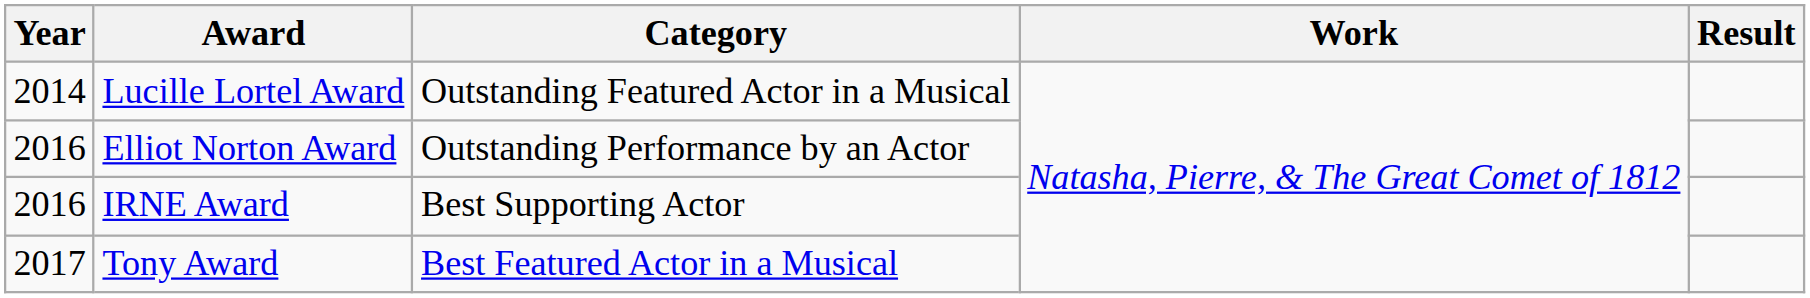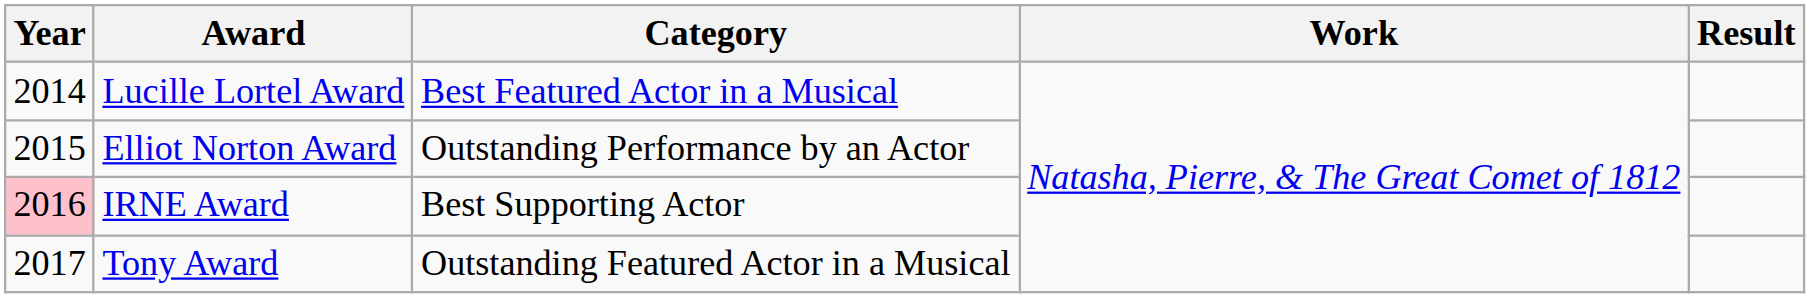(716, 90) Outstanding Featured Actor in a Musical -> (660, 90) Best Featured Actor in a Musical
(50, 147) 2016 -> (50, 147) 2015
(50, 205) no background -> (50, 205) pink background
(660, 262) Best Featured Actor in a Musical -> (716, 262) Outstanding Featured Actor in a Musical
